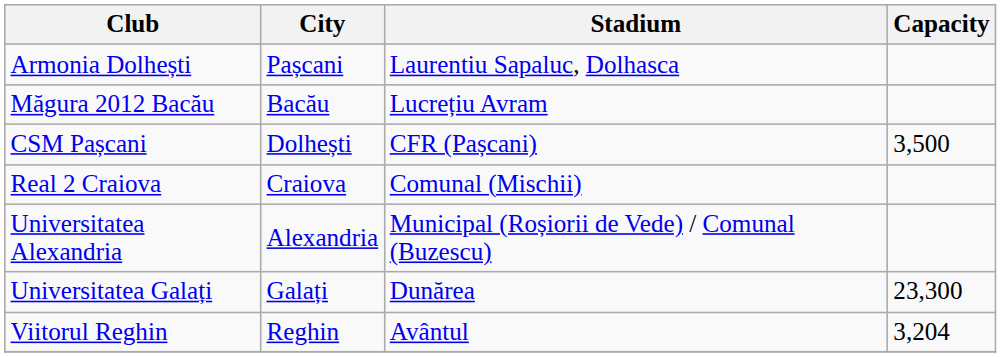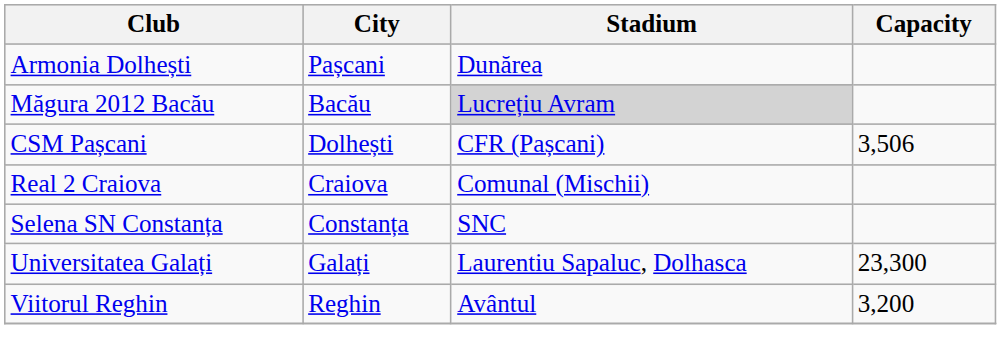(534, 64) Laurentiu Sapaluc, Dolhasca -> (500, 64) Dunărea
(469, 104) no background -> (536, 104) lightgrey background
(922, 143) 3,500 -> (886, 143) 3,506
+ row: (117, 223)
- row: (78, 237)
(432, 291) Dunărea -> (602, 263) Laurentiu Sapaluc, Dolhasca
(922, 331) 3,204 -> (886, 303) 3,200
